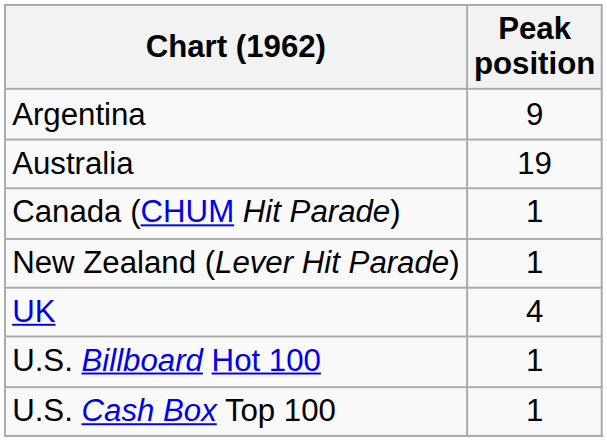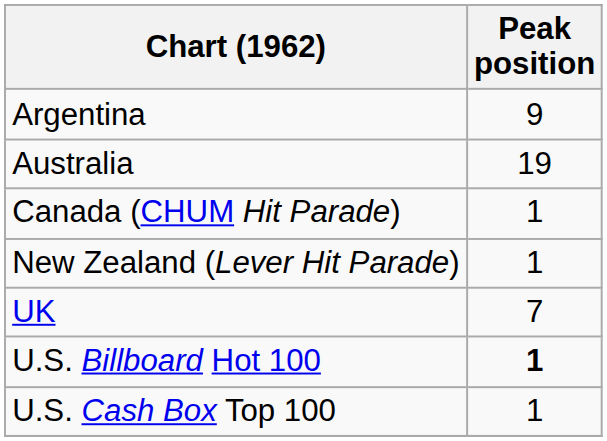(535, 311) 4 -> (535, 311) 7
(535, 361) normal -> (535, 361) bold
